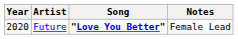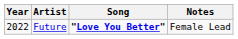(18, 27) 2020 -> (18, 27) 2022
